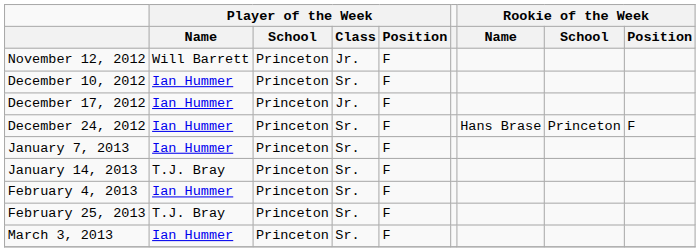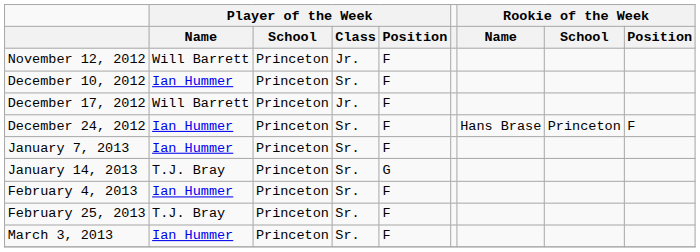(193, 104) Ian Hummer -> (201, 104) Will Barrett
(386, 170) F -> (386, 170) G
